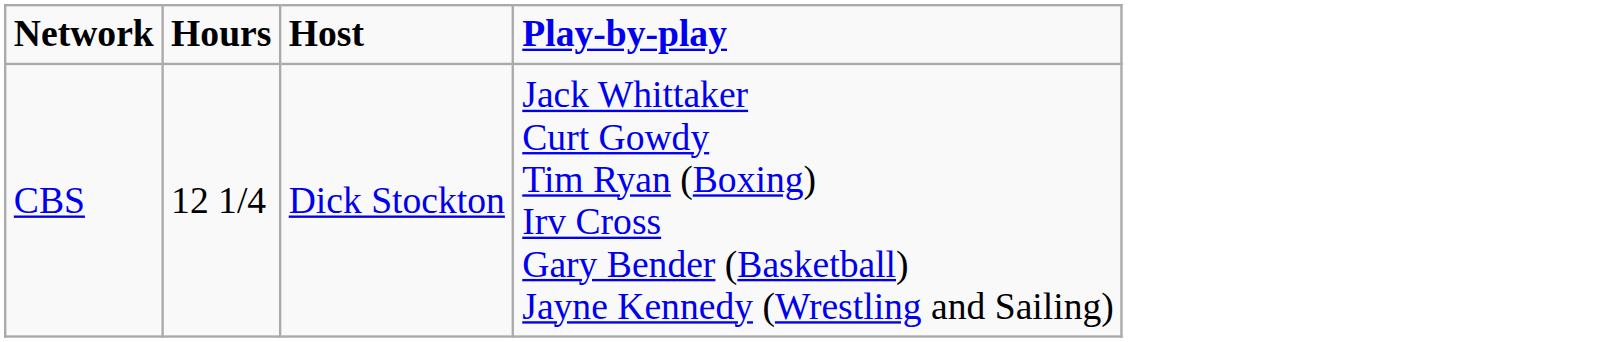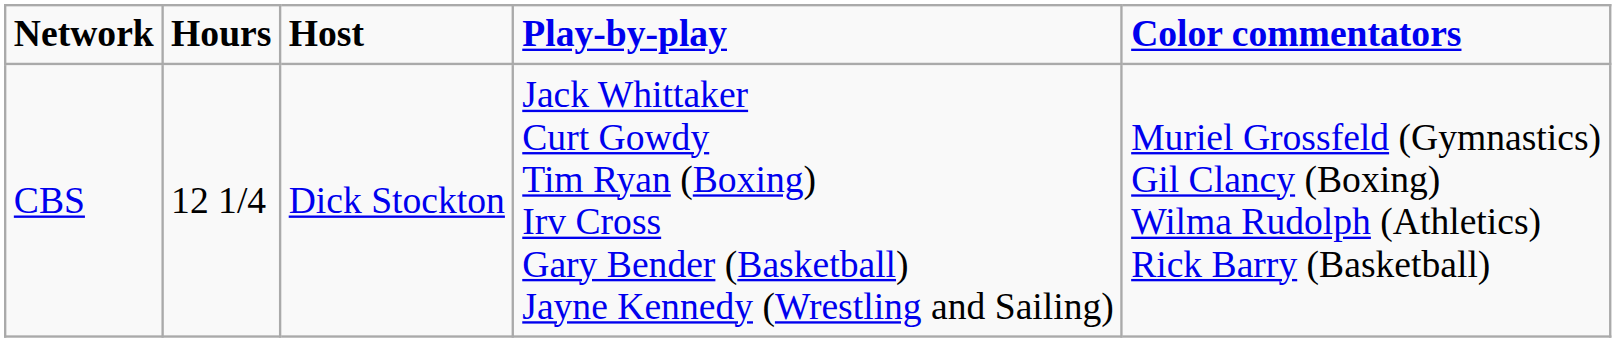+ column: (1296, 34)
